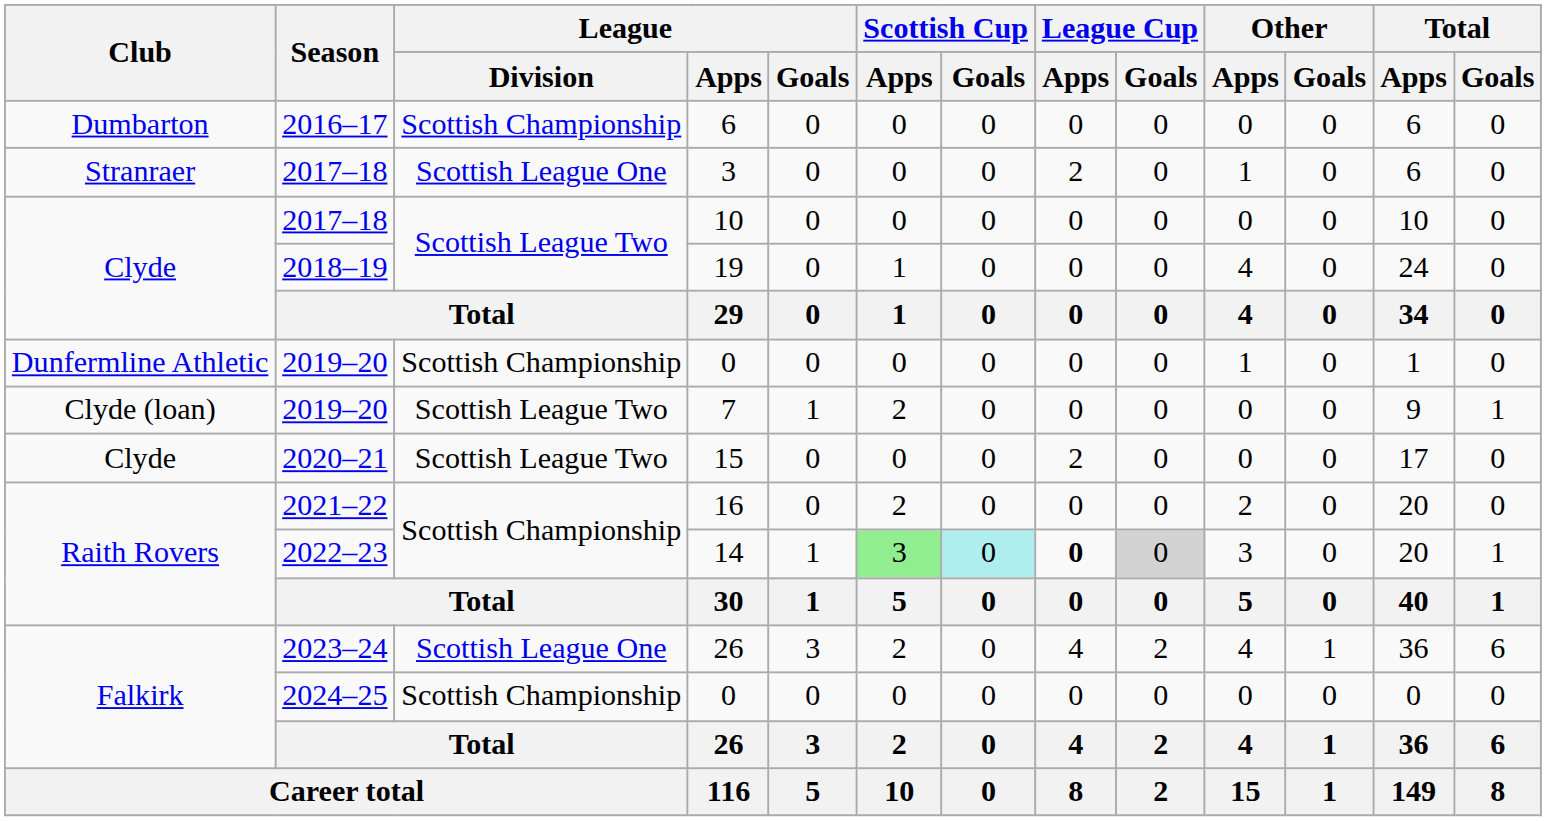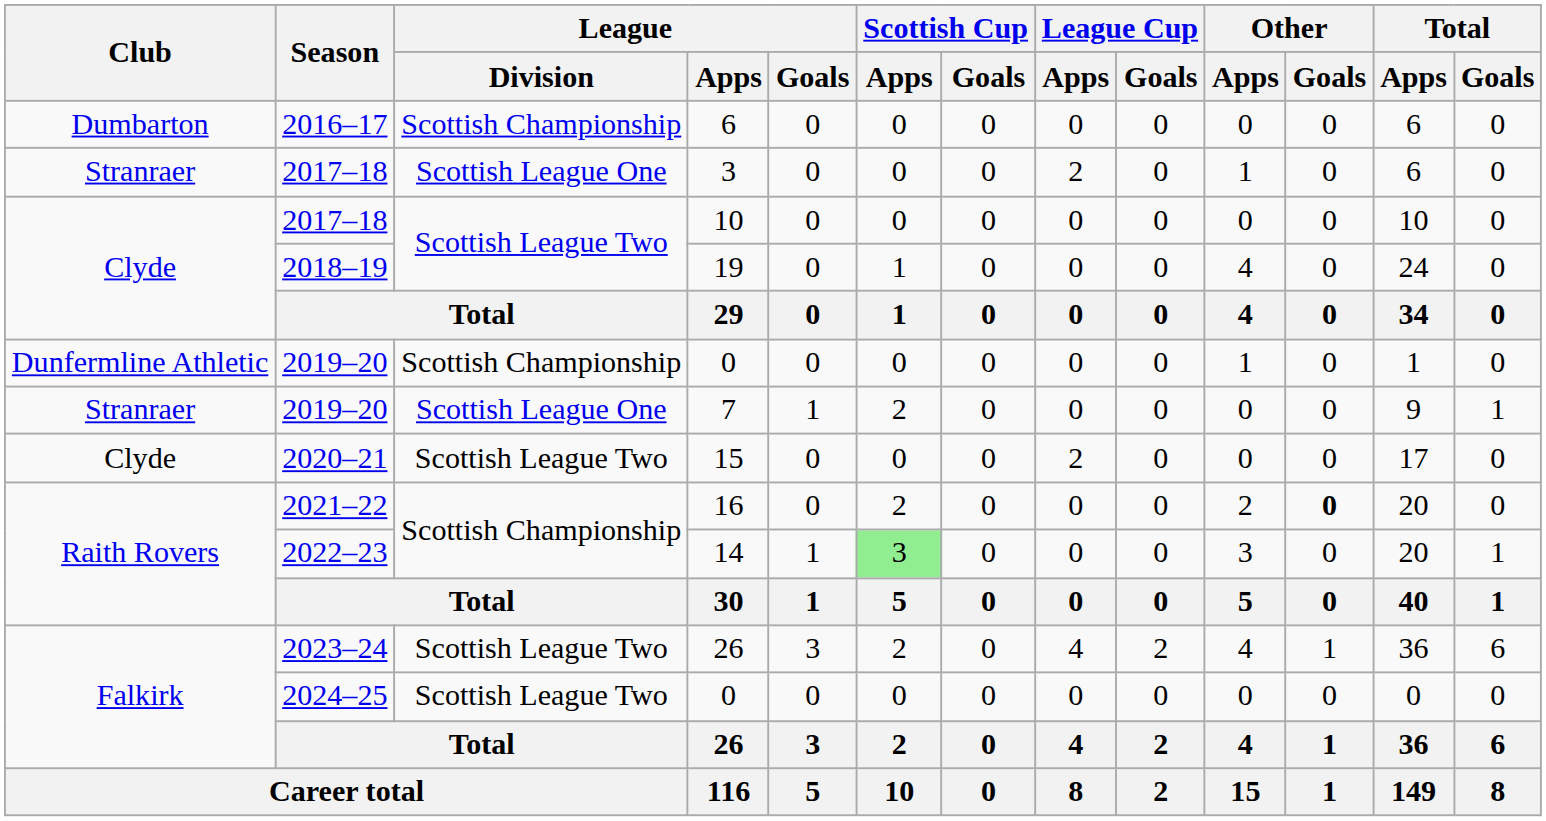(140, 409) Clyde (loan) -> (140, 409) Stranraer
(541, 409) Scottish League Two -> (541, 409) Scottish League One
(1329, 505) normal -> (1329, 505) bold
(988, 553) paleturquoise background -> (988, 553) no background
(1076, 553) bold -> (1076, 553) normal
(1161, 553) lightgrey background -> (1161, 553) no background
(541, 648) Scottish League One -> (541, 648) Scottish League Two
(541, 696) Scottish Championship -> (541, 696) Scottish League Two
